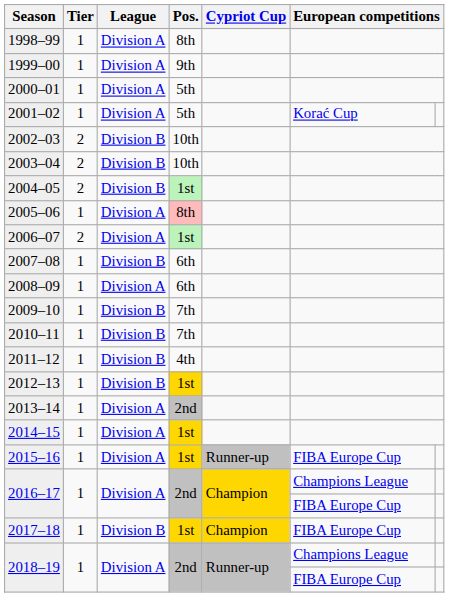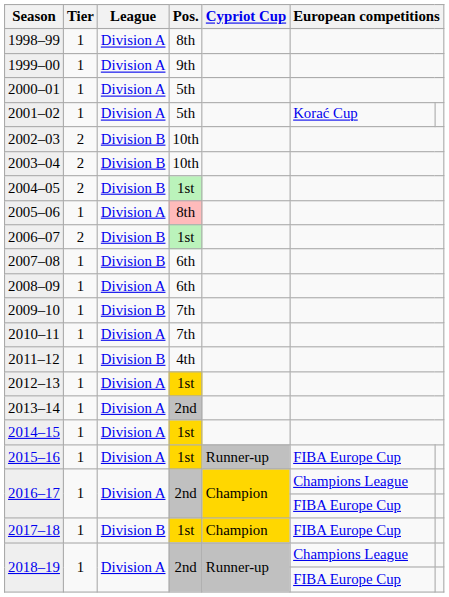(133, 236) Division A -> (133, 236) Division B
(133, 334) Division B -> (133, 334) Division A
(133, 383) Division B -> (133, 383) Division A
